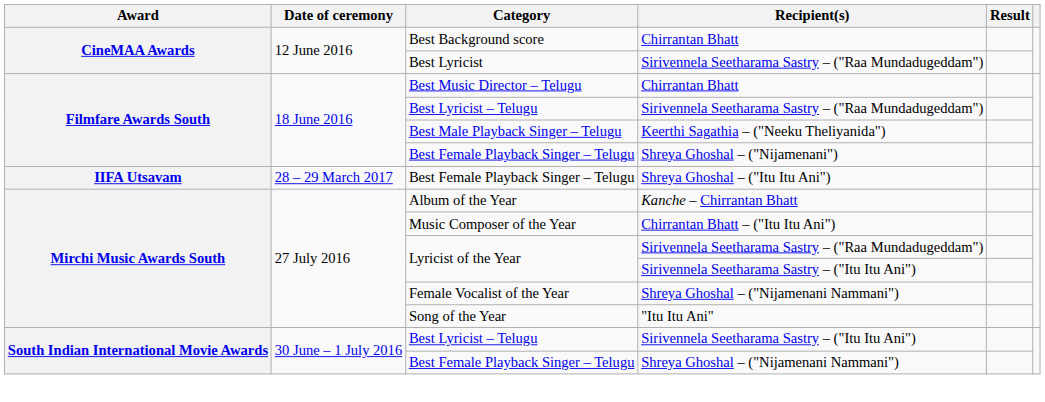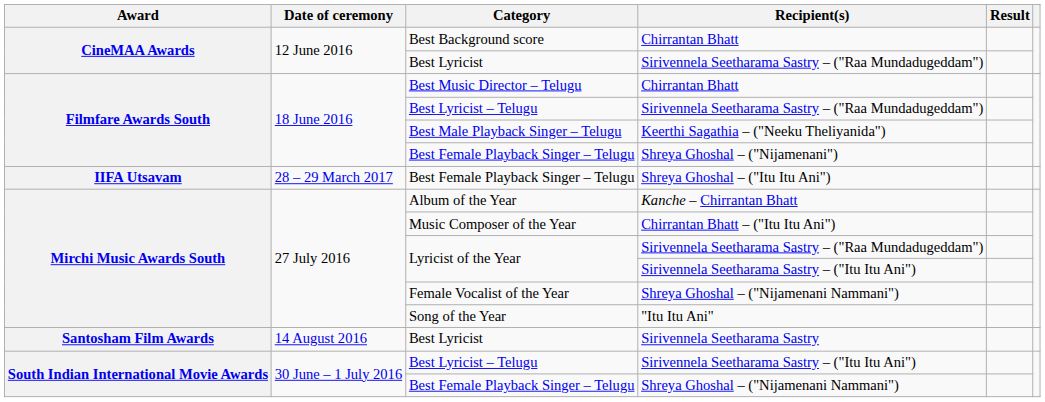+ row: (446, 339)
